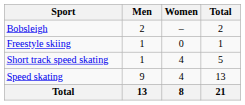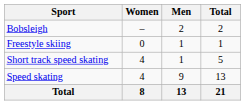columns swapped: (142, 12) <-> (181, 12)
